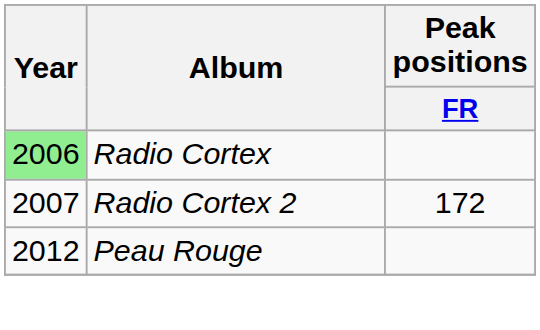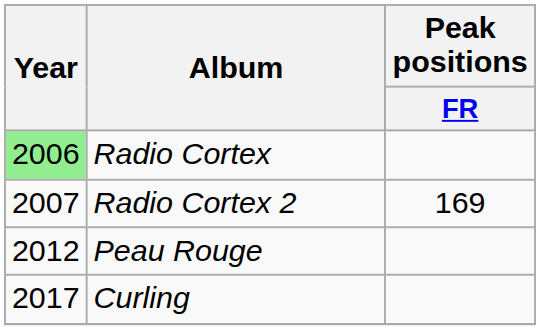(460, 202) 172 -> (460, 202) 169
+ row: (142, 298)
